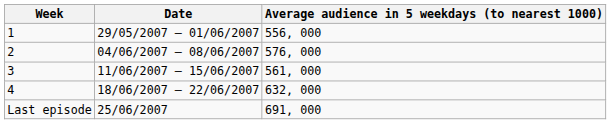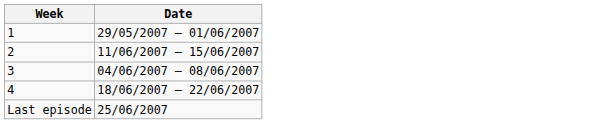- column: (434, 14)
(178, 52) 04/06/2007 – 08/06/2007 -> (178, 52) 11/06/2007 – 15/06/2007
(178, 71) 11/06/2007 – 15/06/2007 -> (178, 71) 04/06/2007 – 08/06/2007
